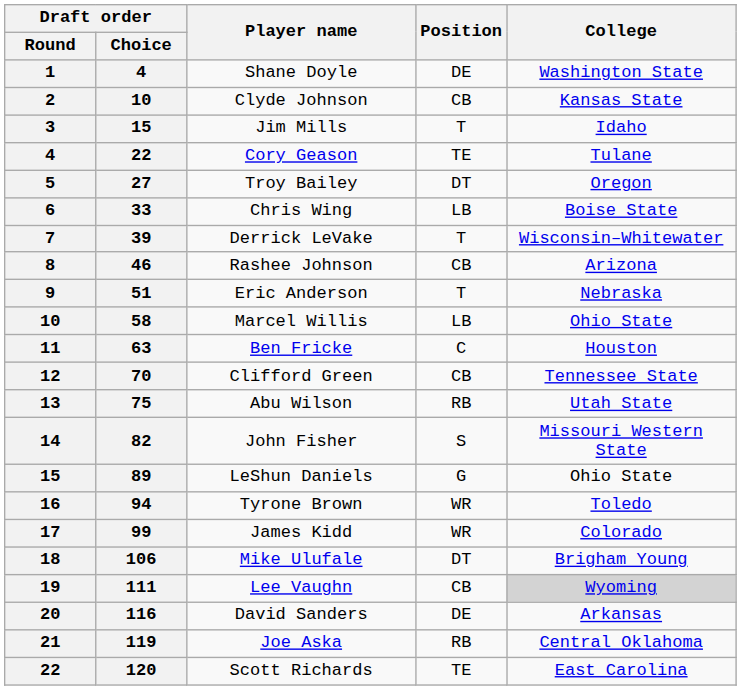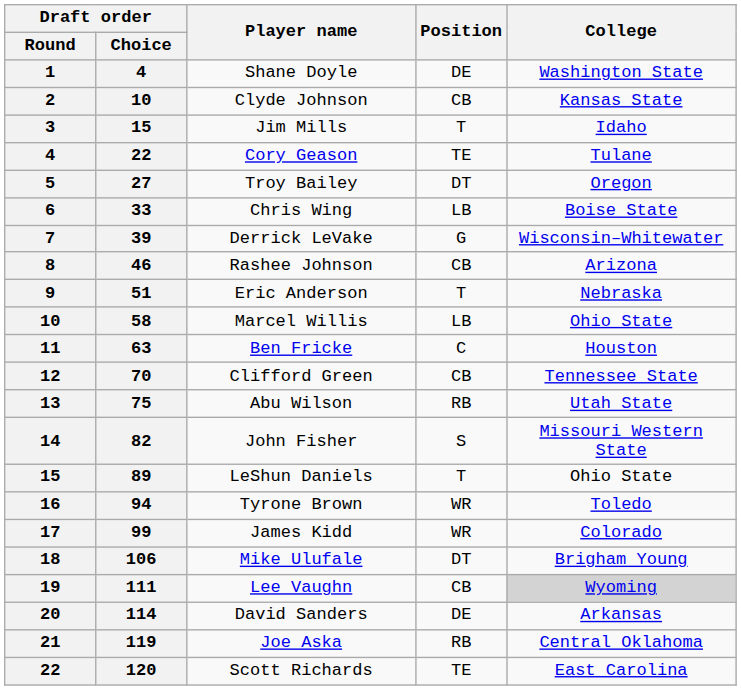(461, 239) T -> (461, 239) G
(461, 478) G -> (461, 478) T
(141, 616) 116 -> (141, 616) 114
